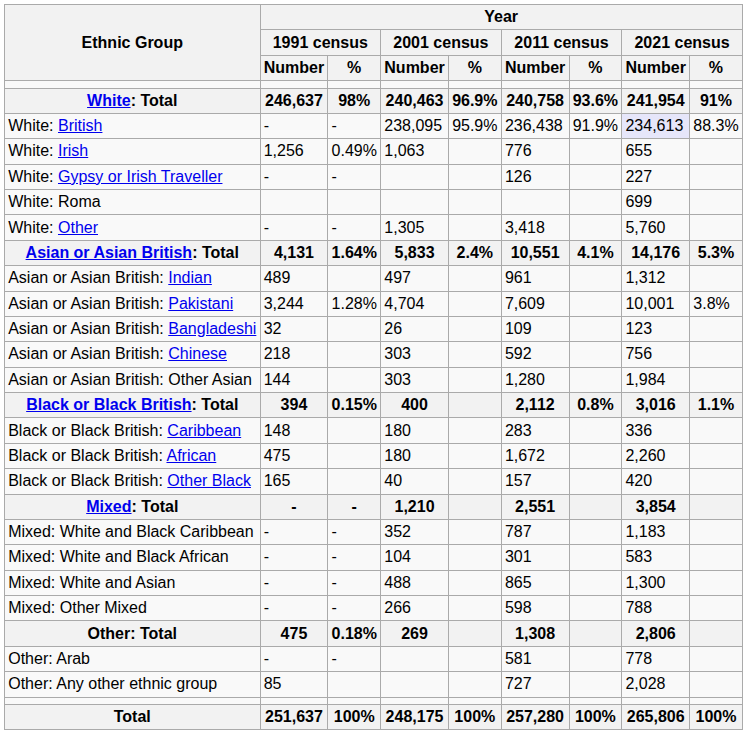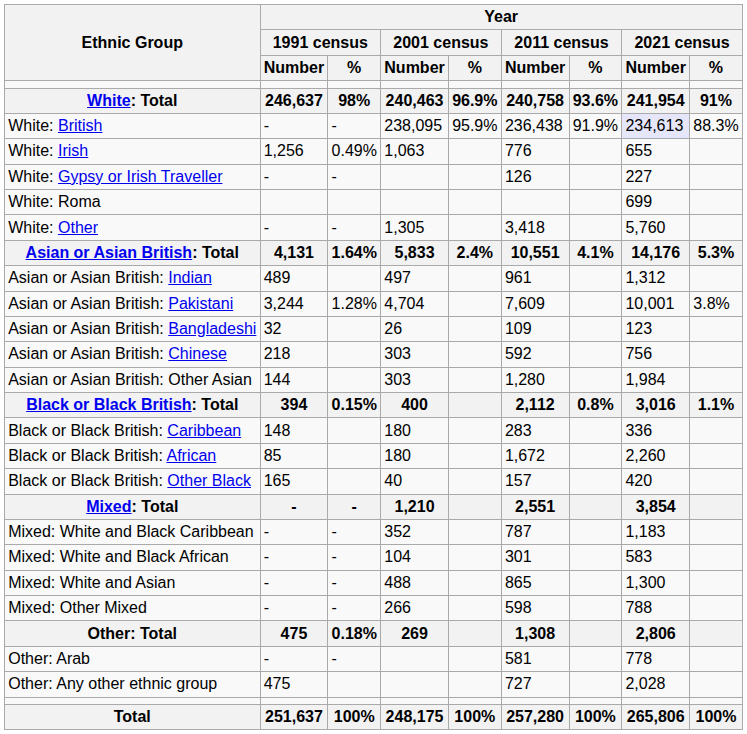(277, 455) 475 -> (273, 455) 85
(273, 684) 85 -> (277, 684) 475
